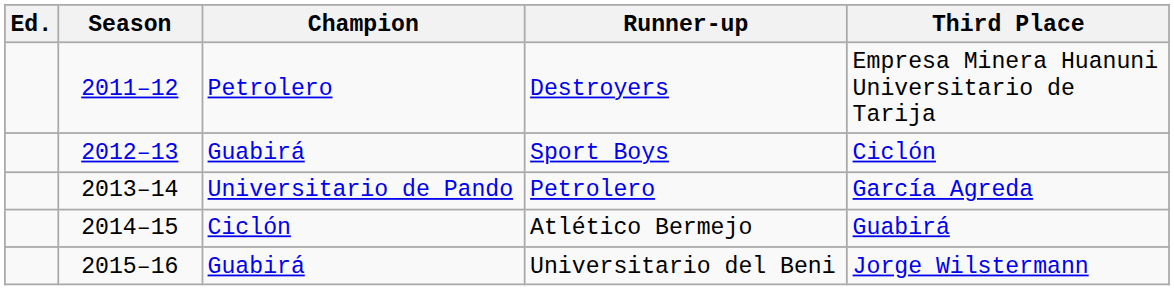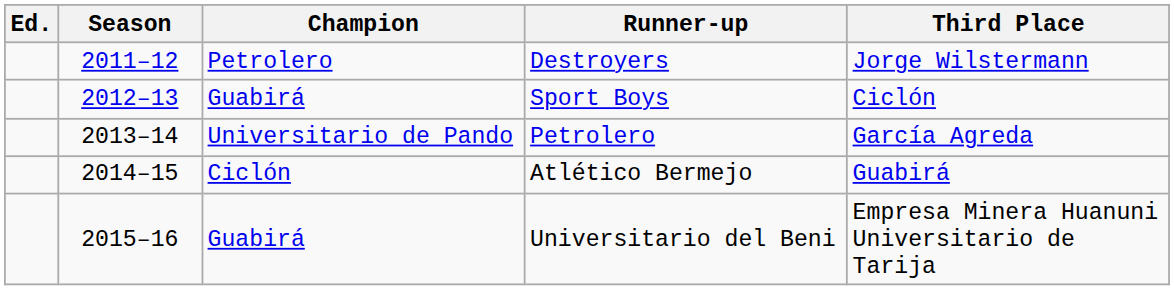(1005, 88) Empresa Minera Huanuni Universitario de Tarija -> (971, 61) Jorge Wilstermann
(971, 266) Jorge Wilstermann -> (1005, 239) Empresa Minera Huanuni Universitario de Tarija
